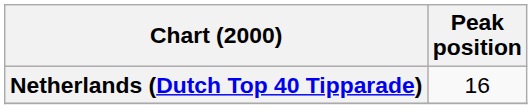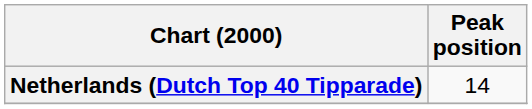(477, 84) 16 -> (477, 84) 14
